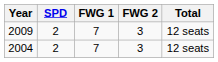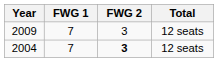- column: (56, 13)
(140, 48) normal -> (124, 48) bold
